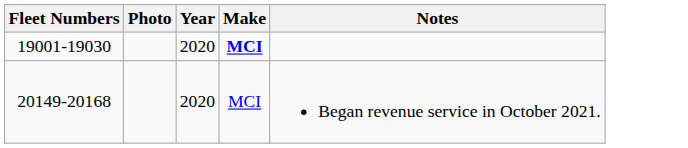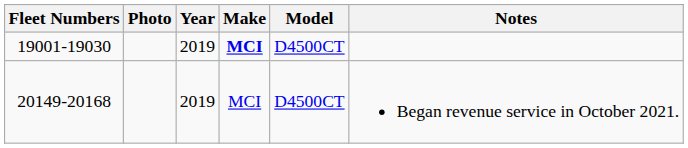+ column: (309, 18)
(197, 46) 2020 -> (197, 46) 2019
(197, 101) 2020 -> (197, 101) 2019
